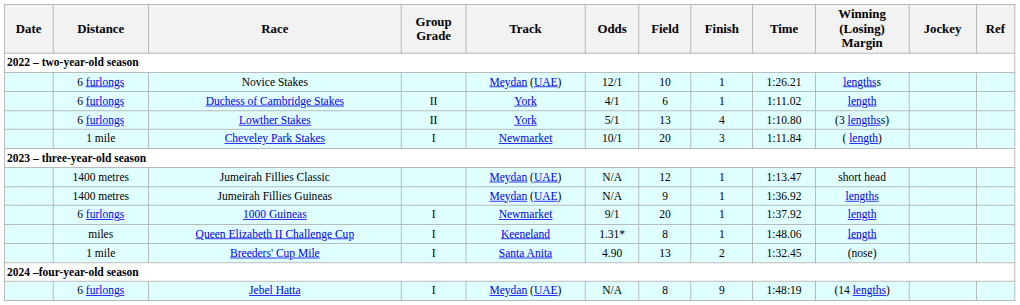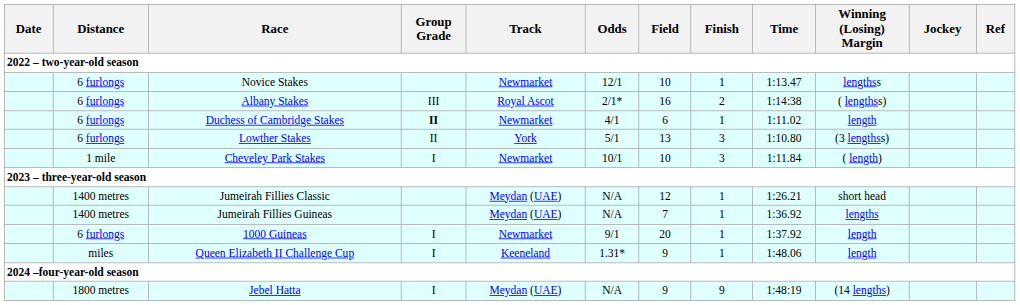(525, 82) Meydan (UAE) -> (525, 82) Newmarket
(784, 82) 1:26.21 -> (784, 82) 1:13.47
+ row: (275, 101)
(434, 101) normal -> (434, 120) bold
(525, 101) York -> (525, 120) Newmarket
(722, 120) 4 -> (722, 139) 3
(665, 139) 20 -> (665, 158) 10
(784, 177) 1:13.47 -> (784, 196) 1:26.21
(665, 196) 9 -> (665, 215) 7
(665, 234) 8 -> (665, 253) 9
- row: (275, 253)
(101, 291) 6 furlongs -> (101, 291) 1800 metres
(665, 291) 8 -> (665, 291) 9
